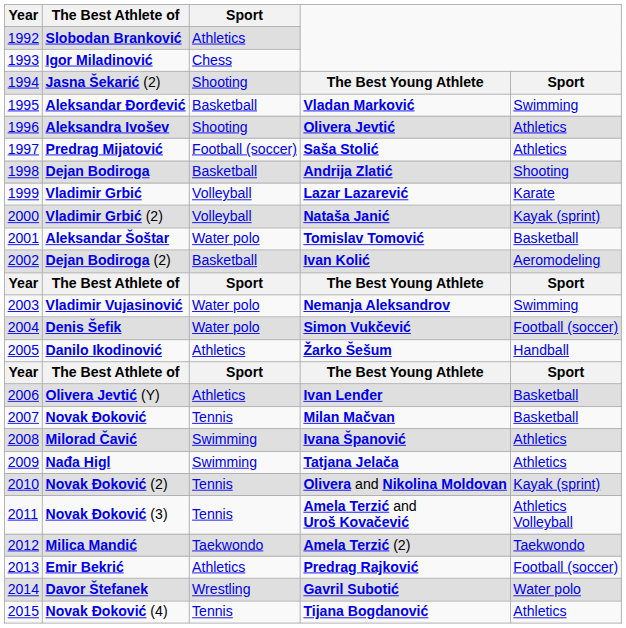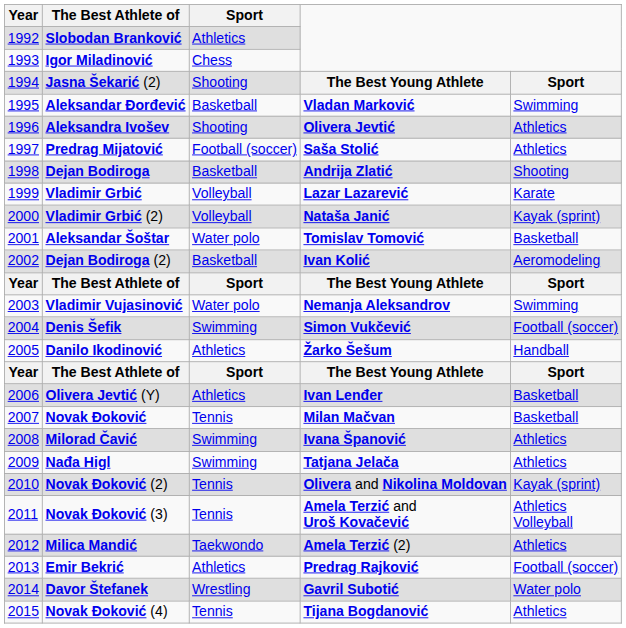(226, 328) Water polo -> (225, 328) Swimming
(549, 545) Taekwondo -> (540, 545) Athletics
